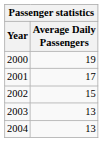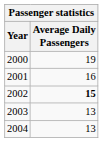(91, 76) 17 -> (91, 76) 16
(91, 94) normal -> (91, 94) bold
